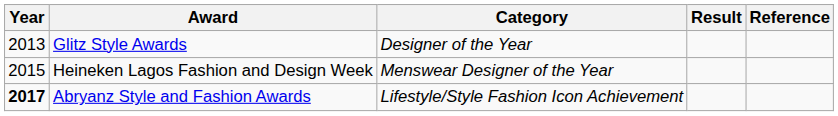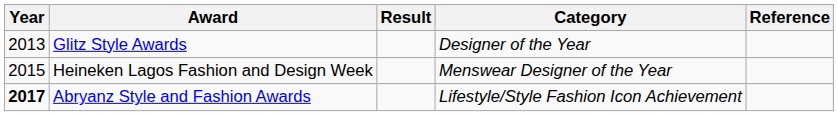columns swapped: (532, 17) <-> (716, 17)
